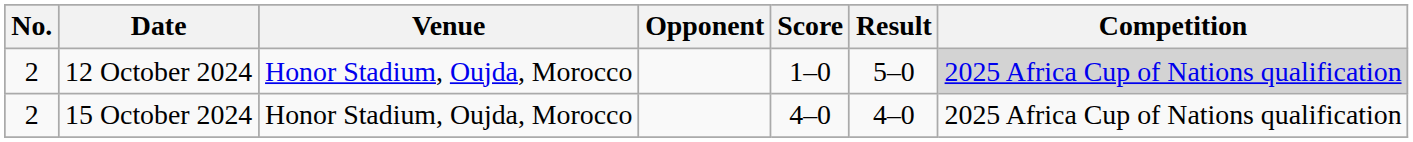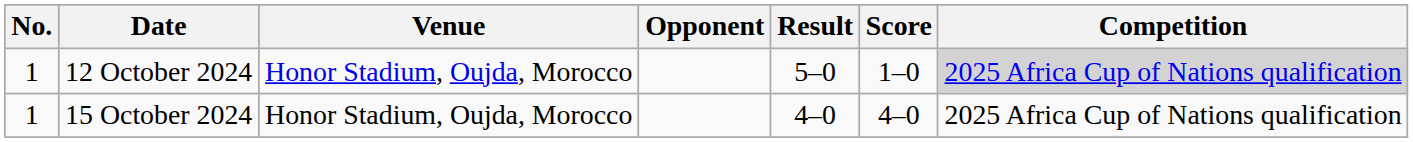columns swapped: (810, 26) <-> (894, 26)
(32, 70) 2 -> (32, 70) 1
(32, 114) 2 -> (32, 114) 1
